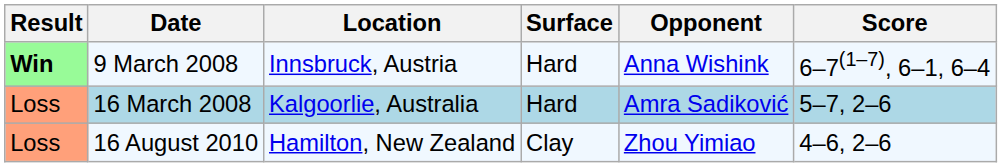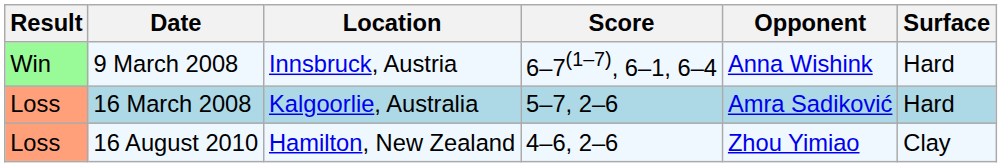columns swapped: (570, 23) <-> (895, 23)
(32, 64) bold -> (31, 64) normal
